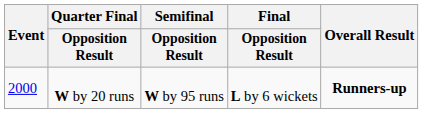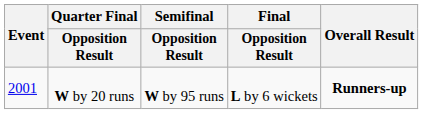(22, 88) 2000 -> (22, 88) 2001
